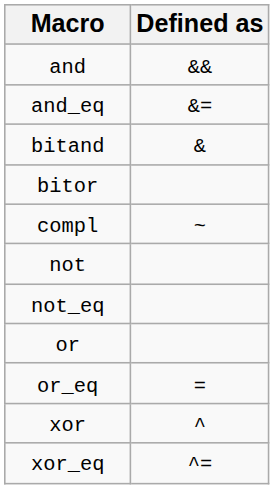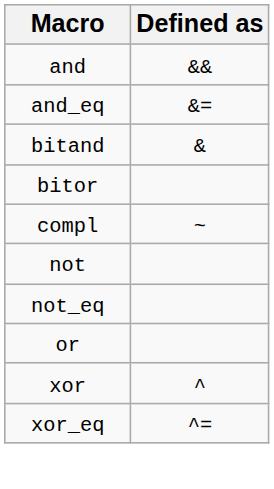- row: (68, 386)
